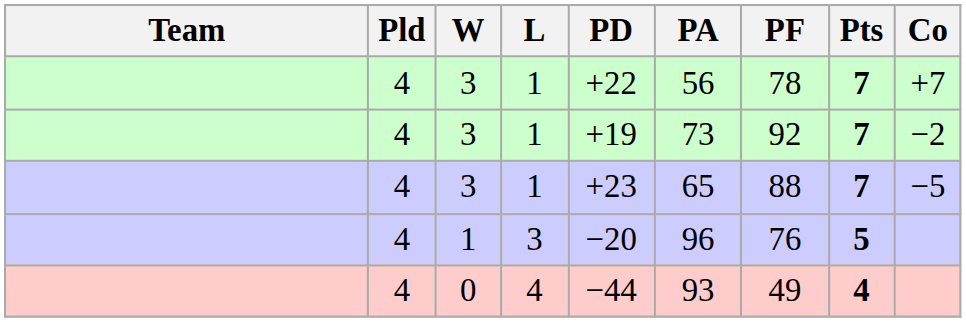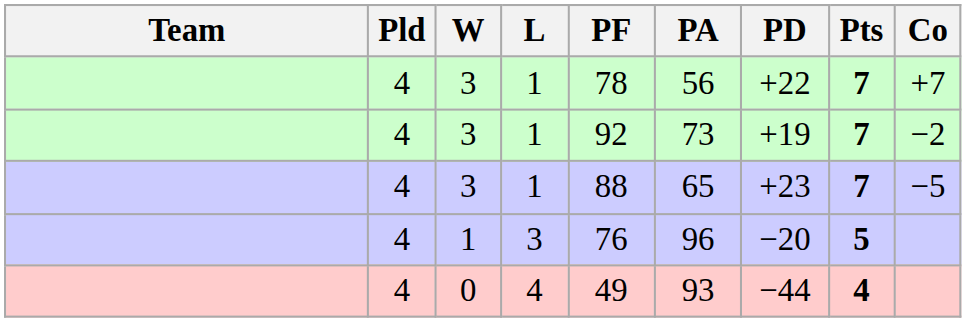columns swapped: (785, 30) <-> (611, 30)
